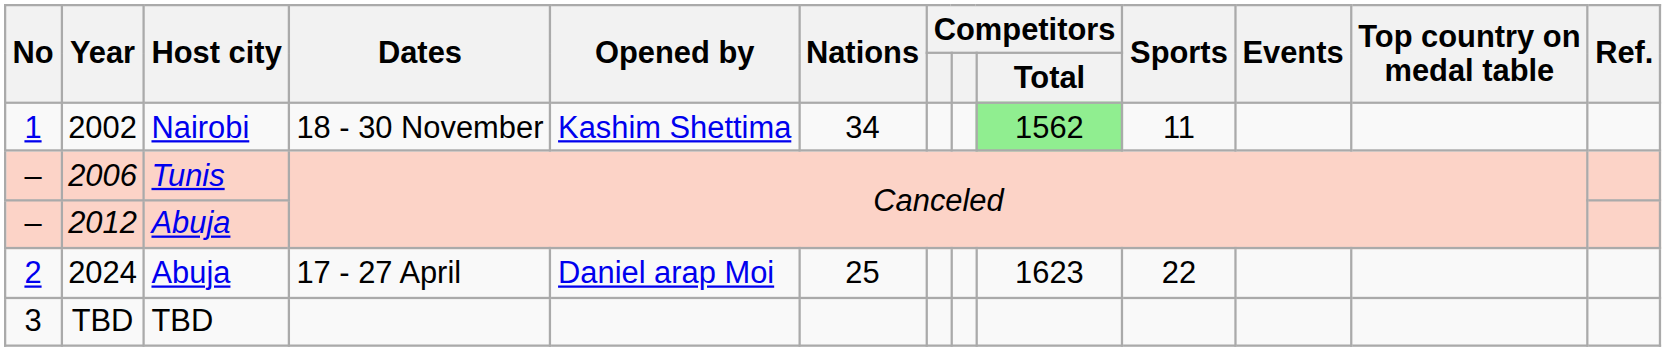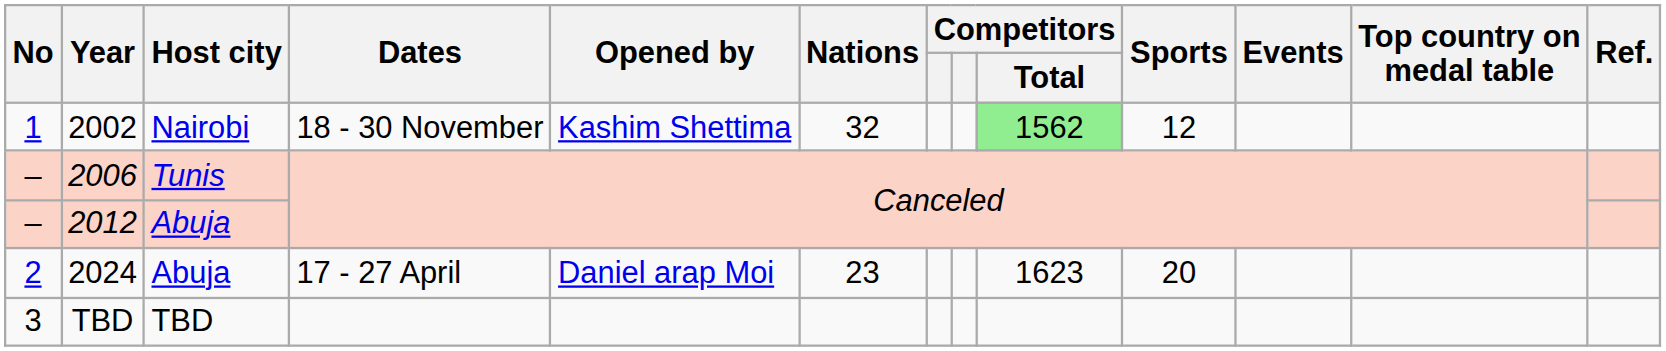(862, 126) 34 -> (862, 126) 32
(1179, 126) 11 -> (1179, 126) 12
(862, 272) 25 -> (862, 272) 23
(1179, 272) 22 -> (1179, 272) 20
